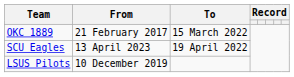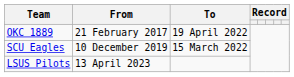(210, 32) 15 March 2022 -> (210, 32) 19 April 2022
(113, 48) 13 April 2023 -> (121, 48) 10 December 2019
(210, 48) 19 April 2022 -> (210, 48) 15 March 2022
(121, 64) 10 December 2019 -> (113, 64) 13 April 2023
